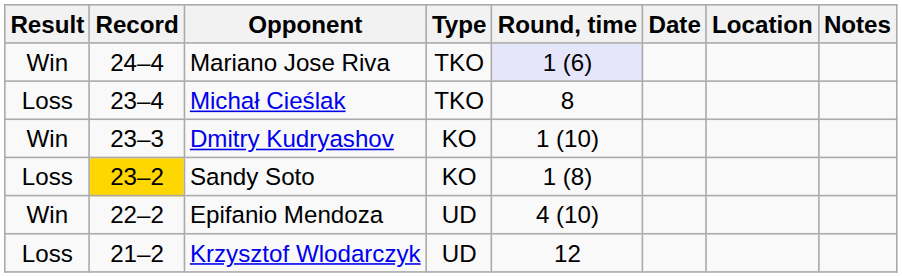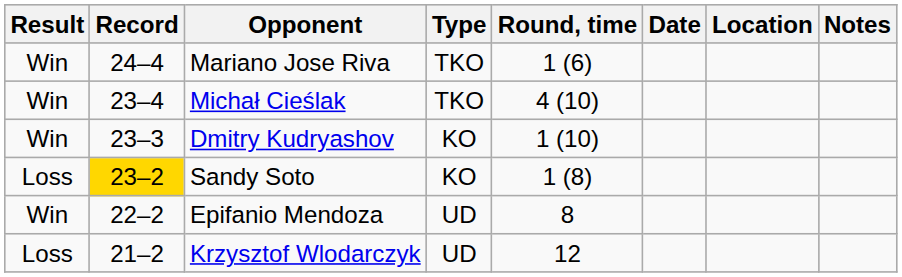(567, 62) lavender background -> (567, 62) no background
(47, 101) Loss -> (47, 101) Win
(567, 101) 8 -> (567, 101) 4 (10)
(567, 215) 4 (10) -> (567, 215) 8
